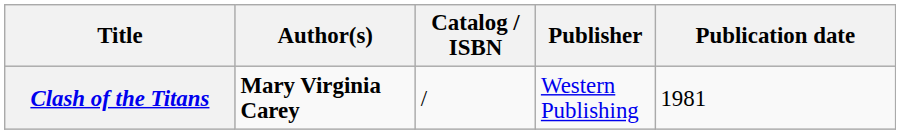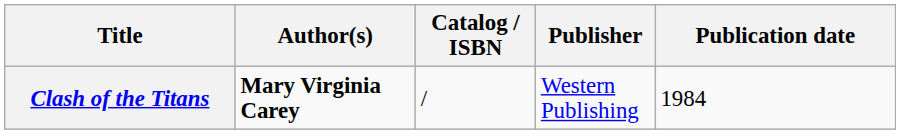(683, 97) 1981 -> (683, 97) 1984
